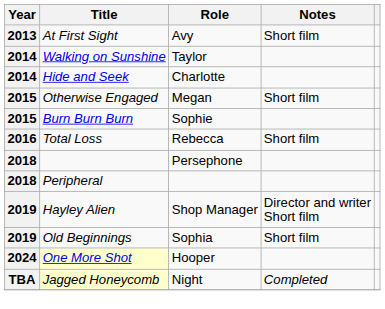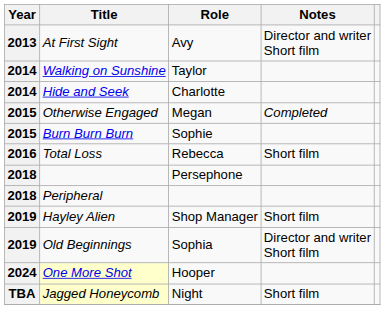(292, 35) Short film -> (317, 43) Director and writer Short film
(292, 98) Short film -> (296, 112) Completed
(317, 209) Director and writer Short film -> (292, 216) Short film
(292, 237) Short film -> (317, 245) Director and writer Short film
(296, 279) Completed -> (292, 294) Short film
